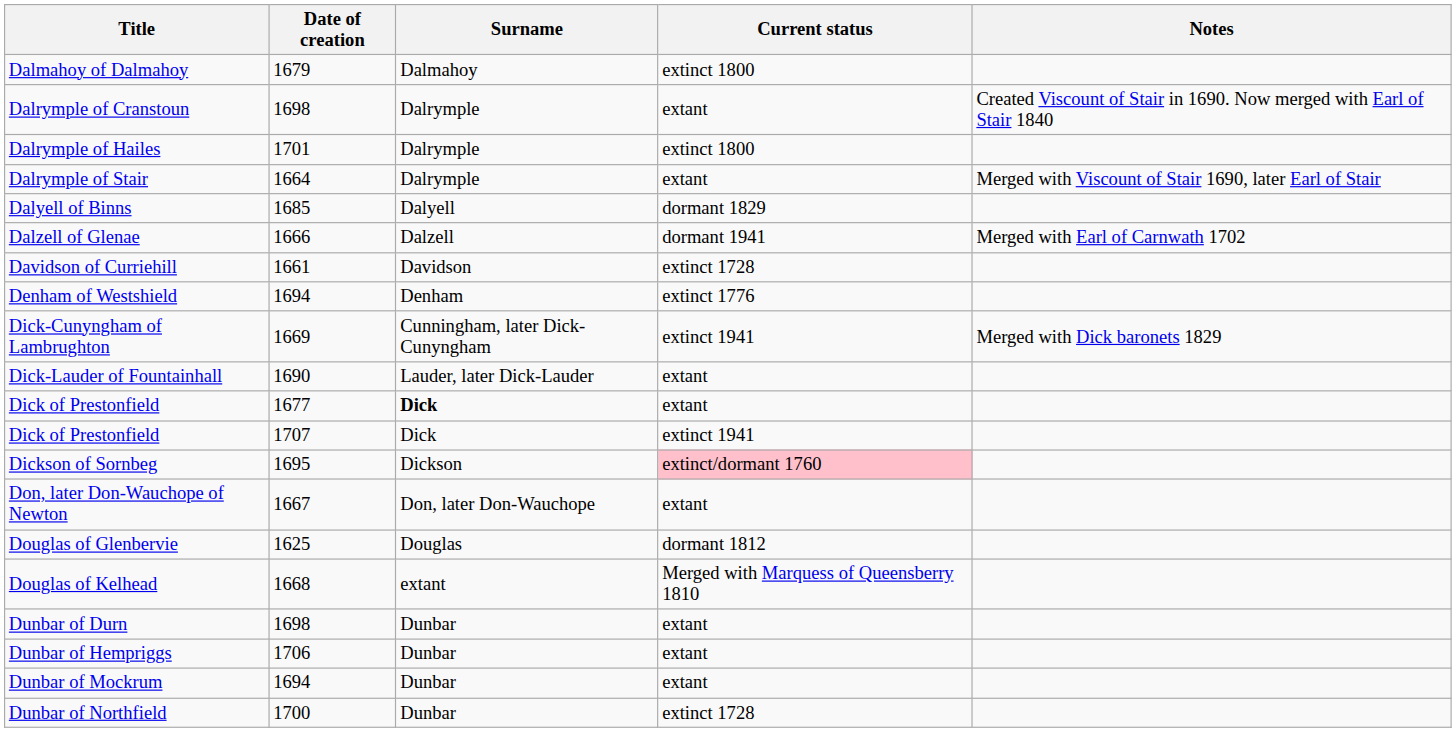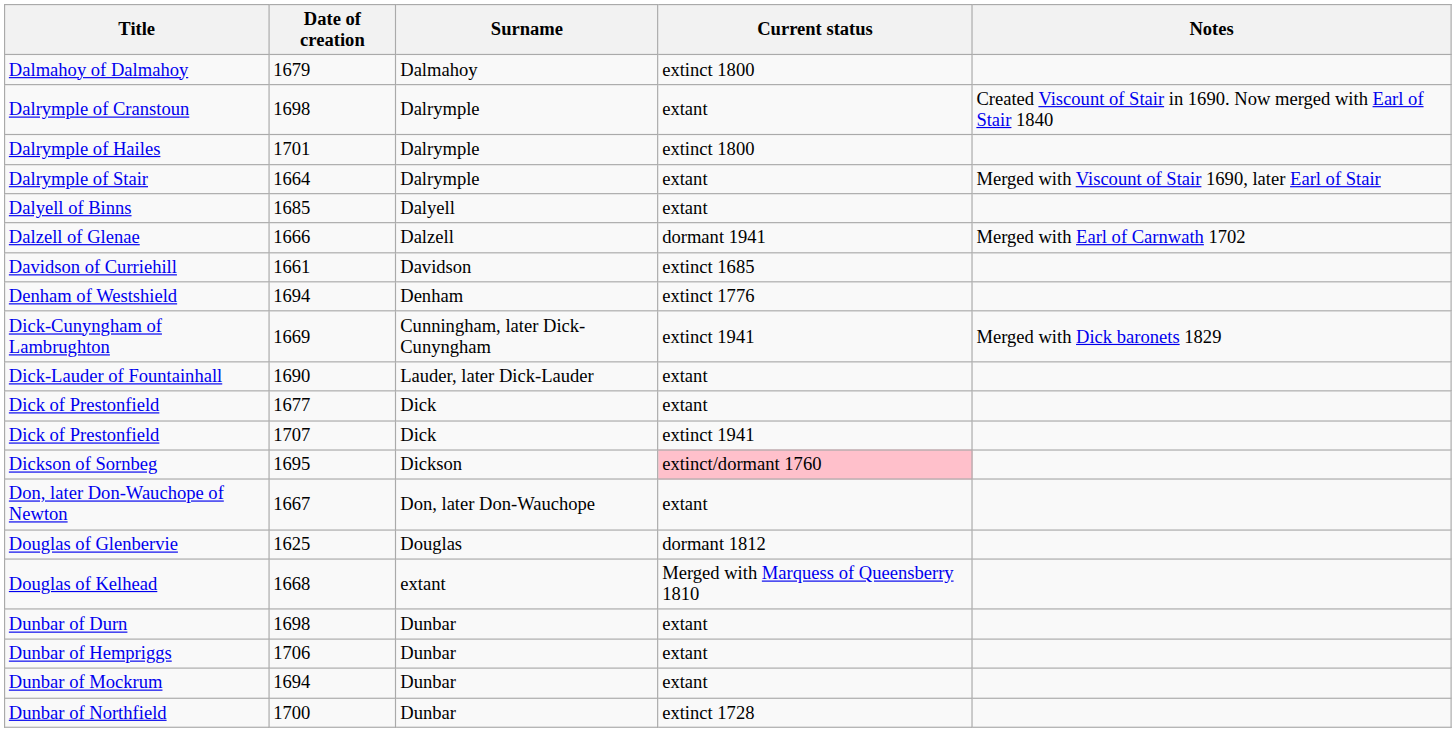(714, 208) dormant 1829 -> (685, 208) extant
(708, 267) extinct 1728 -> (708, 267) extinct 1685
(419, 405) bold -> (418, 405) normal
